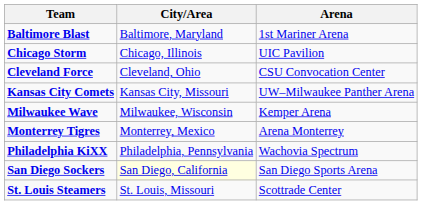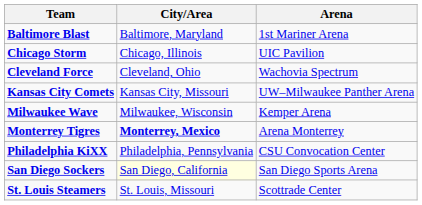(322, 72) CSU Convocation Center -> (308, 72) Wachovia Spectrum
(167, 131) normal -> (170, 131) bold
(308, 151) Wachovia Spectrum -> (322, 151) CSU Convocation Center
